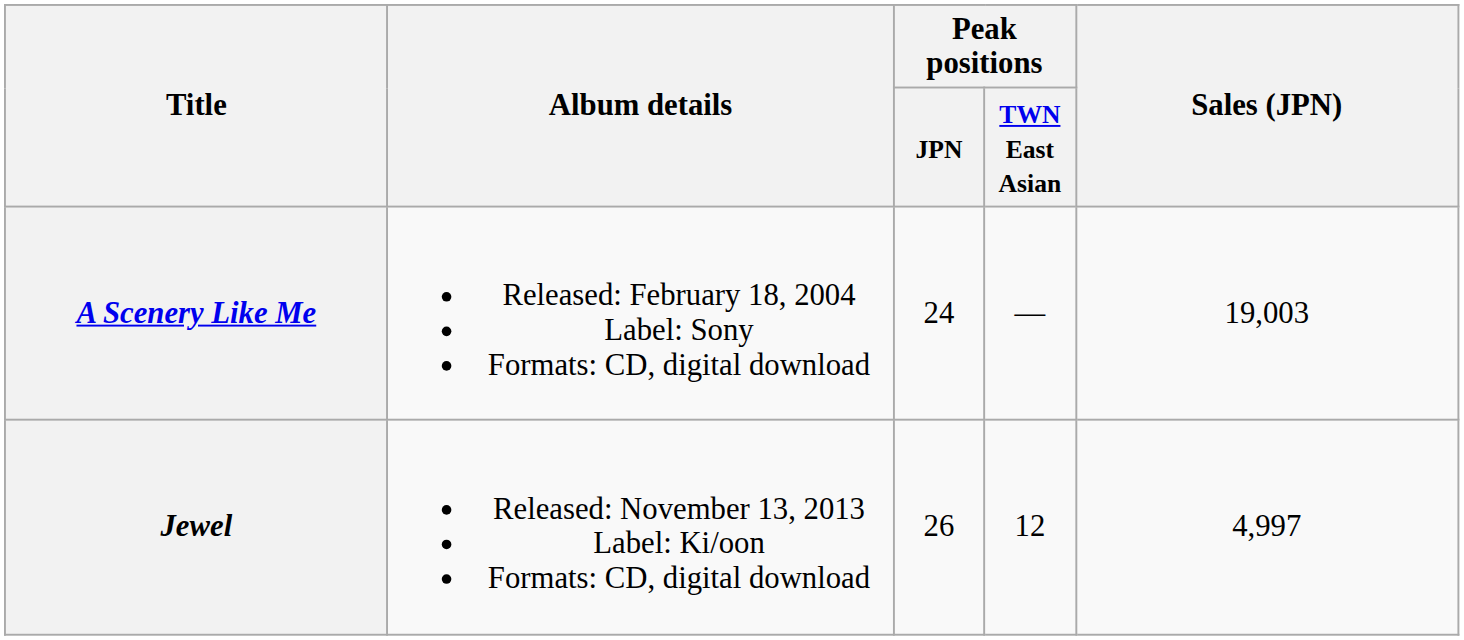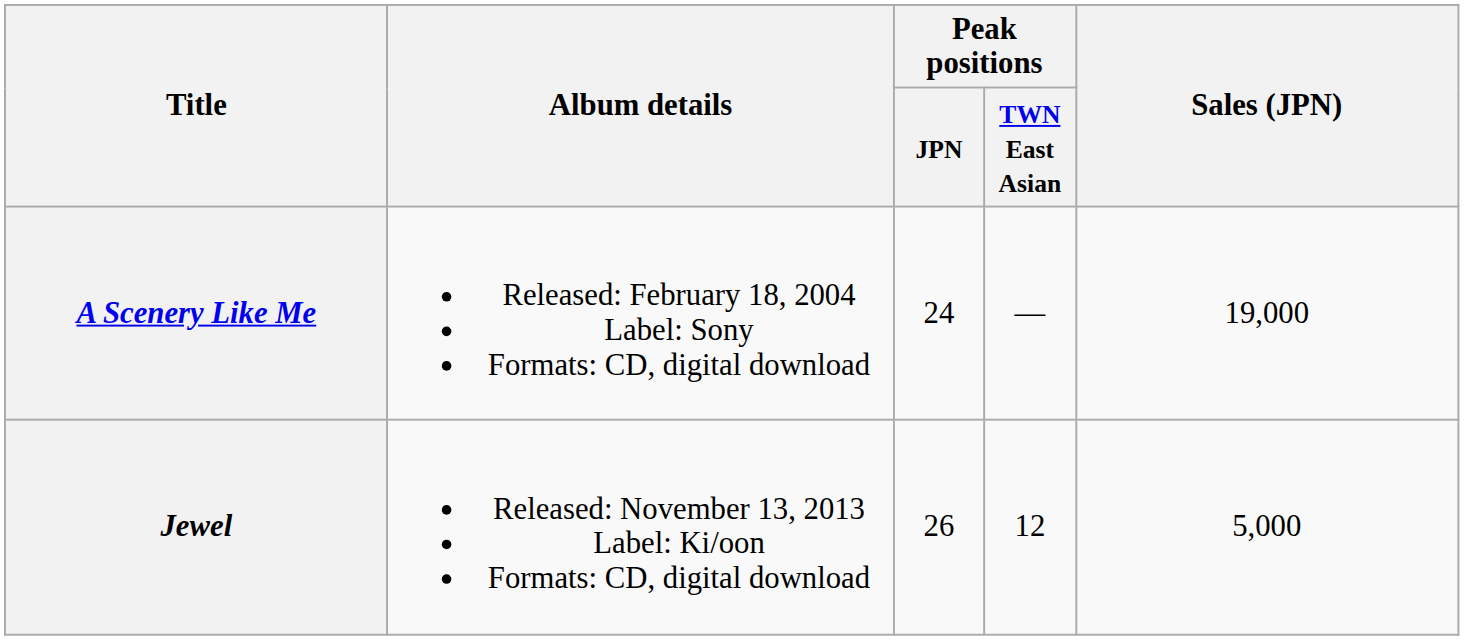(1267, 312) 19,003 -> (1267, 312) 19,000
(1267, 526) 4,997 -> (1267, 526) 5,000
